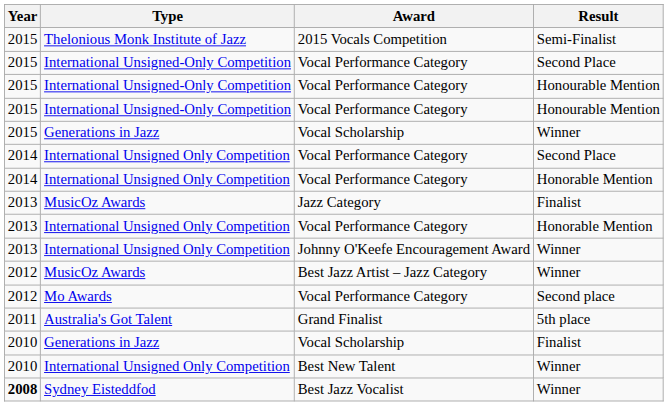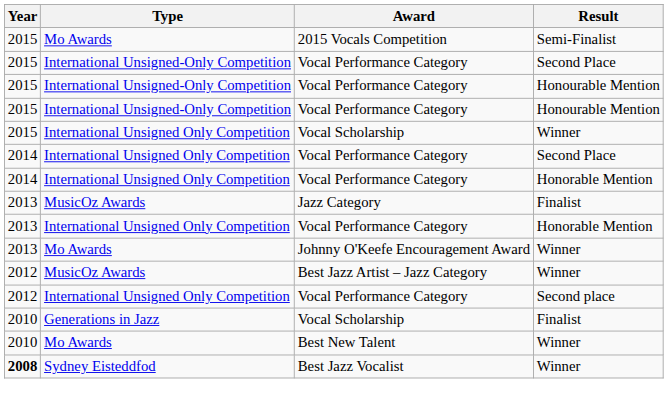(145, 39) Thelonious Monk Institute of Jazz -> (78, 39) Mo Awards
(102, 132) Generations in Jazz -> (167, 132) International Unsigned Only Competition
(167, 249) International Unsigned Only Competition -> (78, 249) Mo Awards
(78, 296) Mo Awards -> (167, 296) International Unsigned Only Competition
- row: (340, 319)
(167, 366) International Unsigned Only Competition -> (78, 343) Mo Awards
